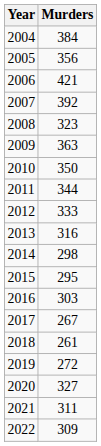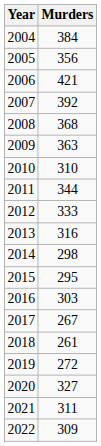(67, 124) 323 -> (67, 124) 368
(67, 168) 350 -> (67, 168) 310
